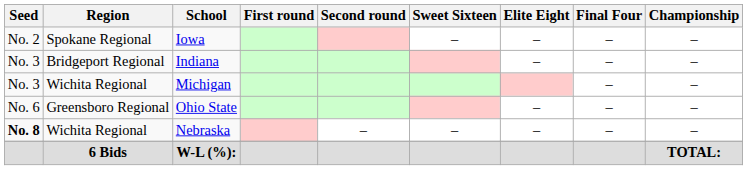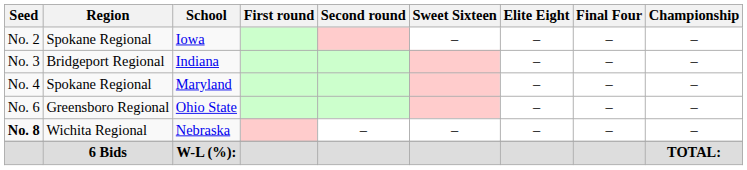- row: (203, 84)
+ row: (204, 84)
